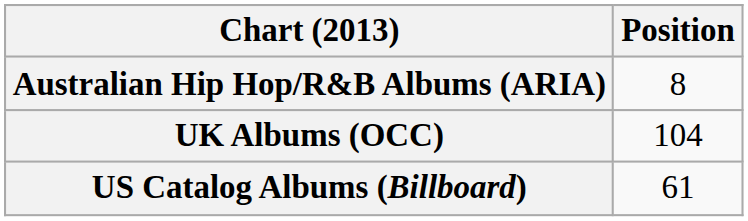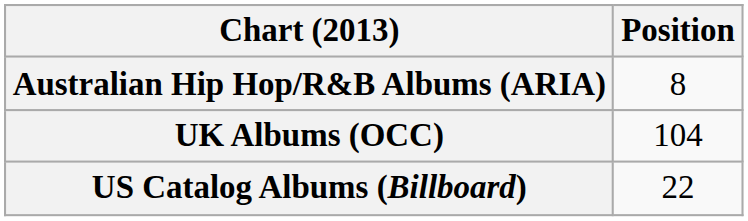(678, 187) 61 -> (678, 187) 22
